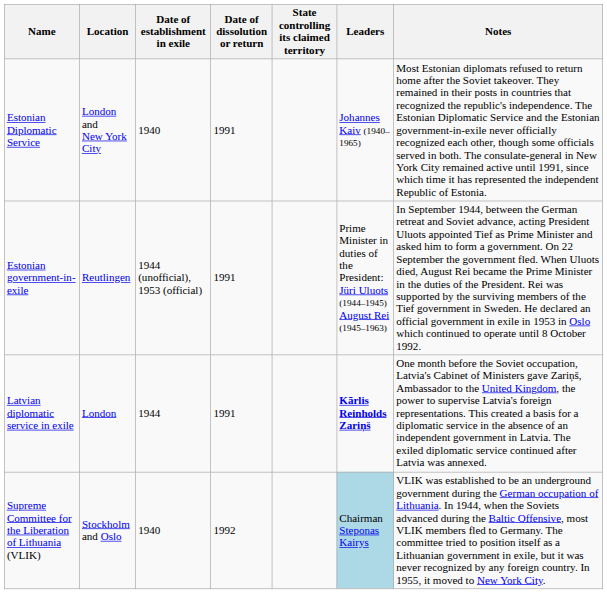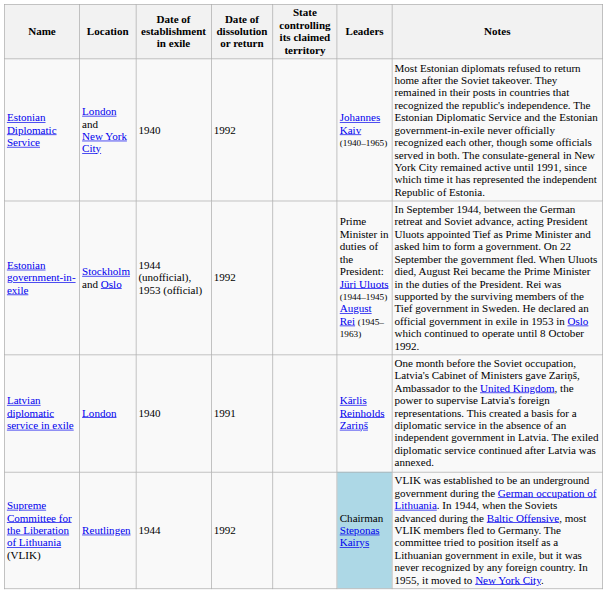(224, 130) 1991 -> (225, 130) 1992
(106, 278) Reutlingen -> (106, 278) Stockholm and Oslo
(224, 278) 1991 -> (225, 278) 1992
(149, 413) 1944 -> (149, 413) 1940
(363, 413) bold -> (362, 413) normal
(106, 530) Stockholm and Oslo -> (106, 530) Reutlingen
(149, 530) 1940 -> (149, 530) 1944
